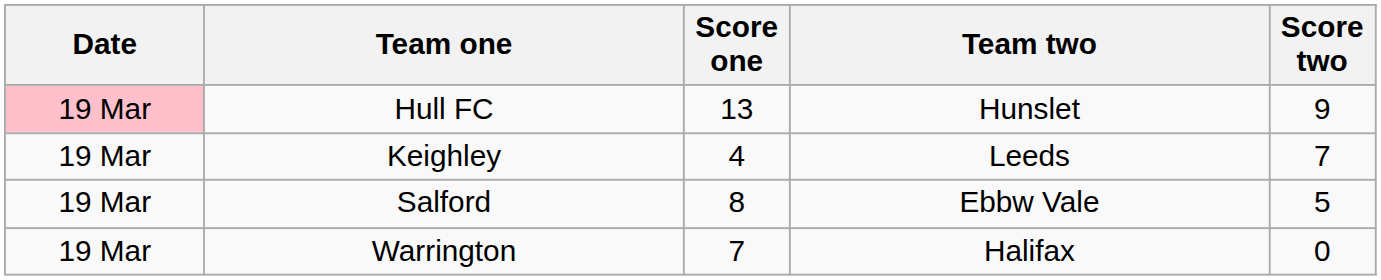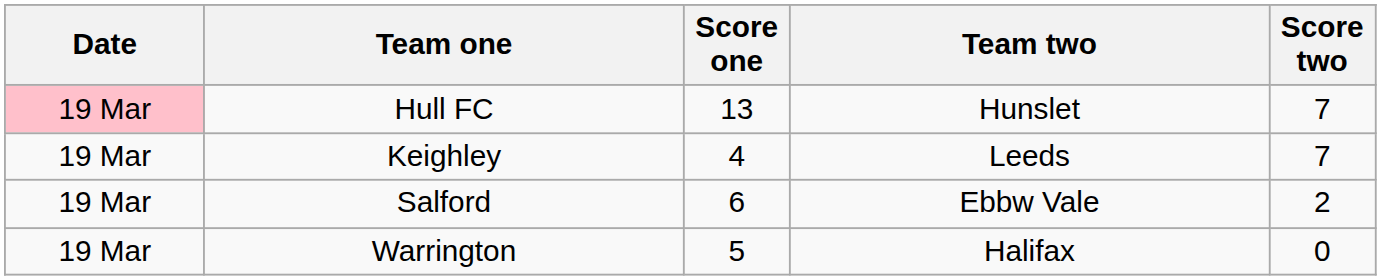(1322, 108) 9 -> (1322, 108) 7
(737, 203) 8 -> (737, 203) 6
(1322, 203) 5 -> (1322, 203) 2
(737, 250) 7 -> (737, 250) 5
